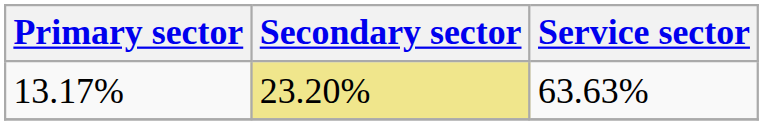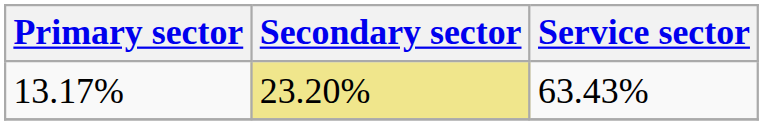(593, 89) 63.63% -> (593, 89) 63.43%
